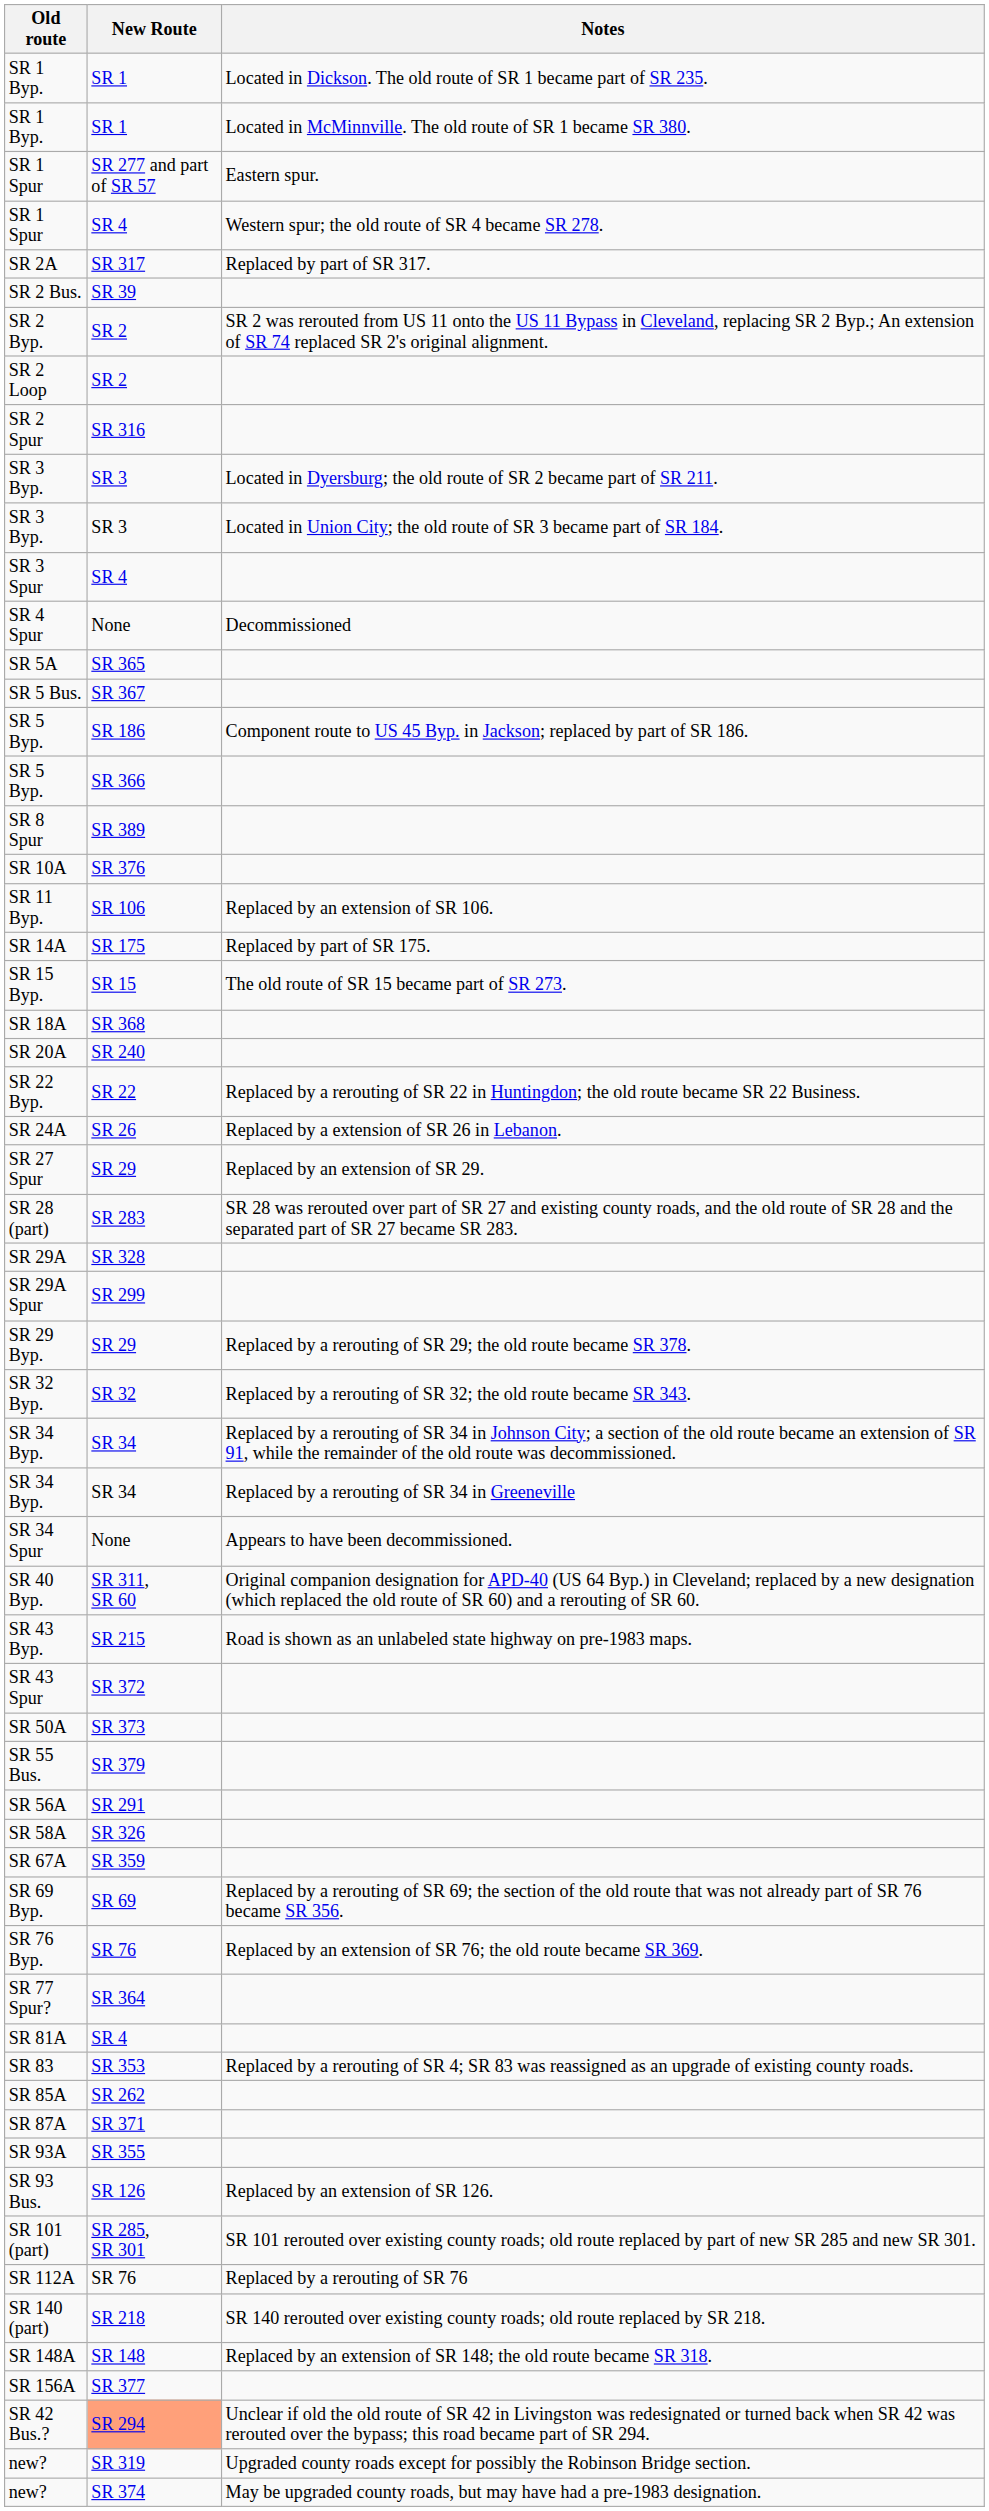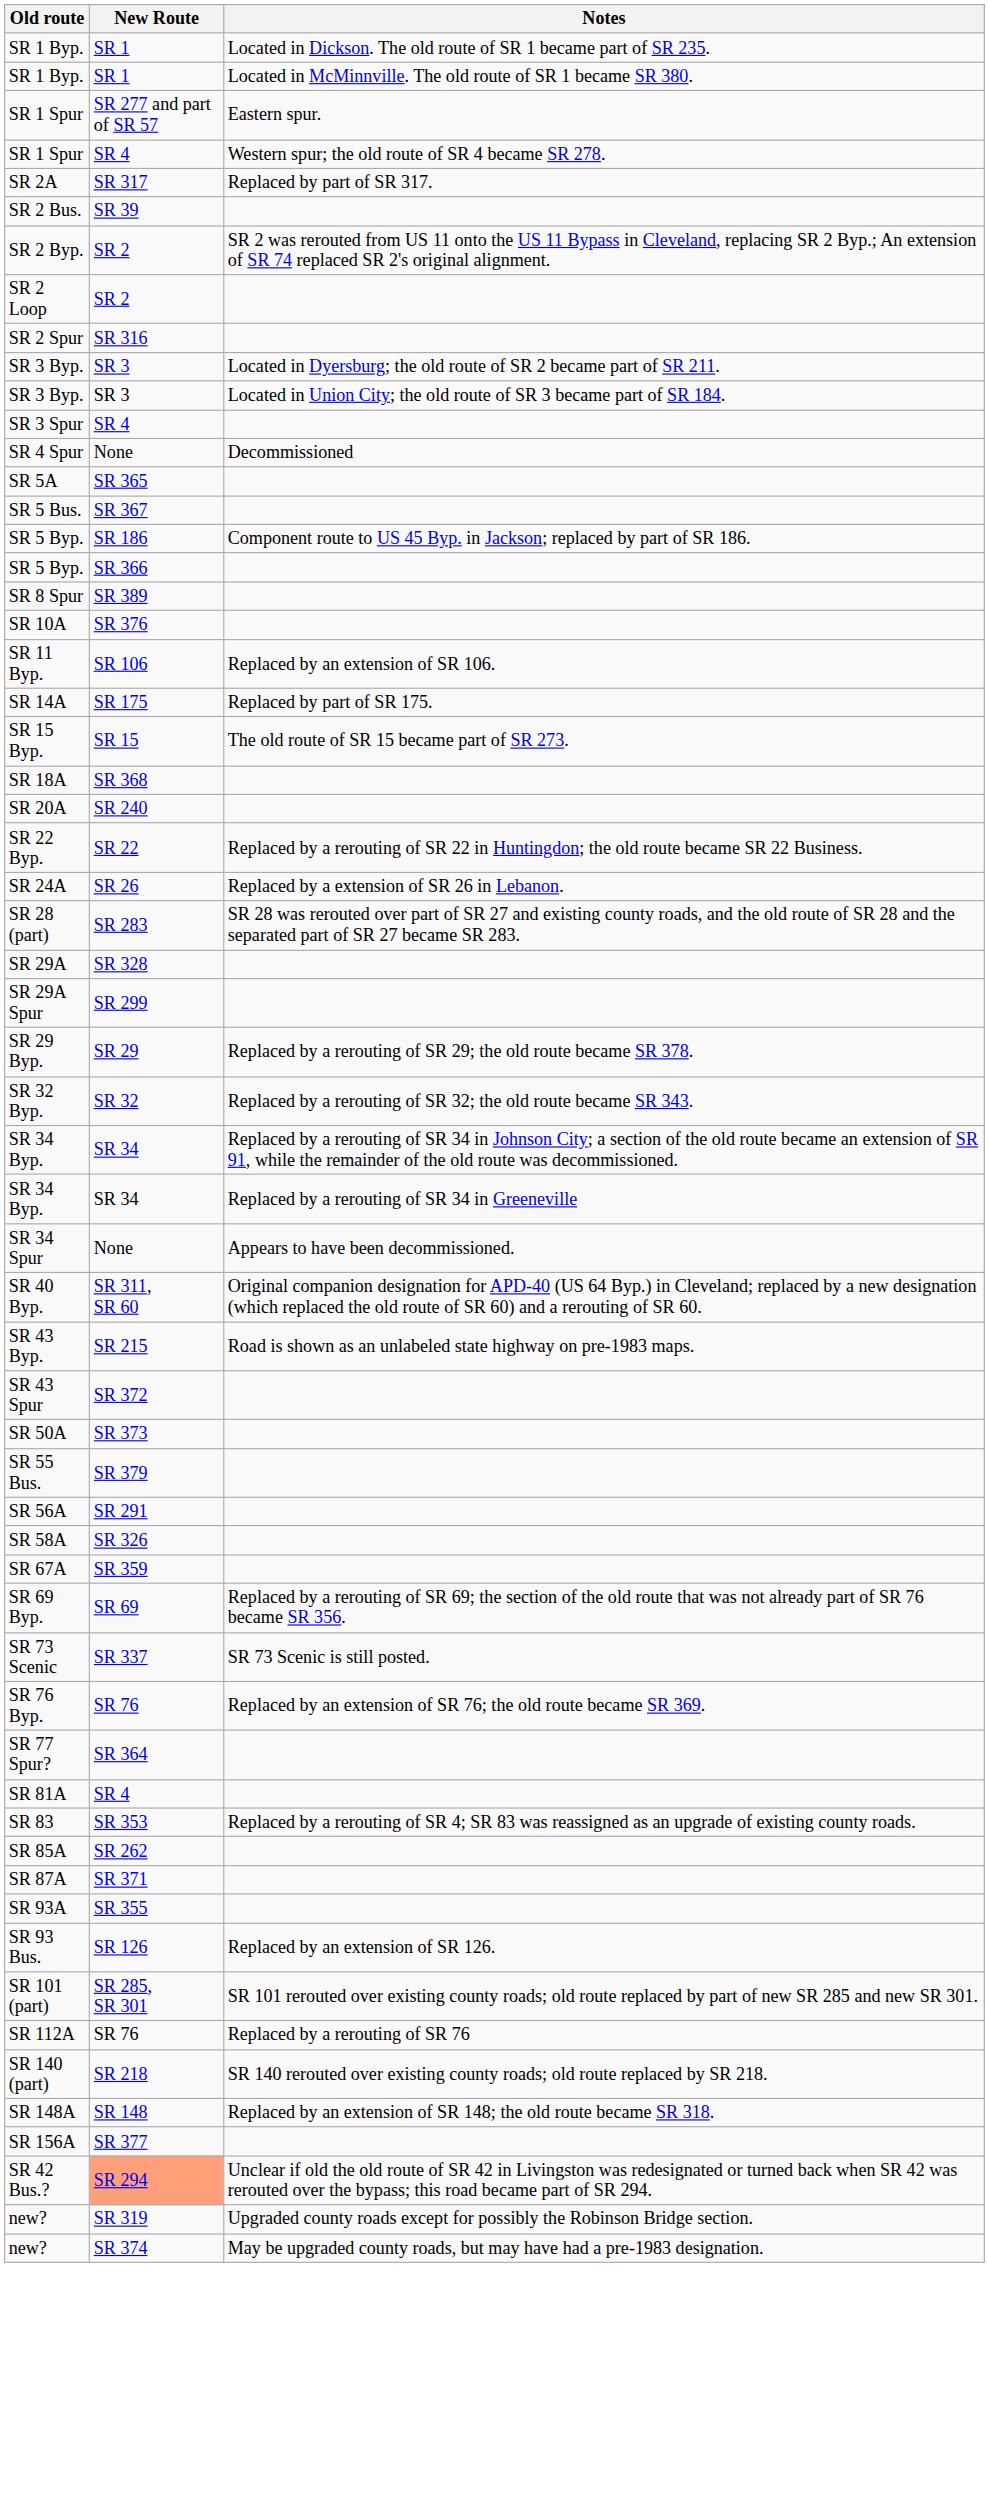- row: (31, 1169)
+ row: (33, 1656)
